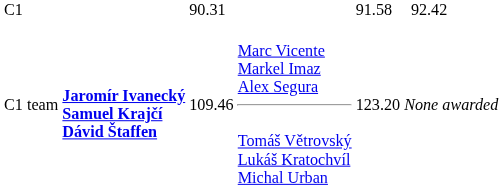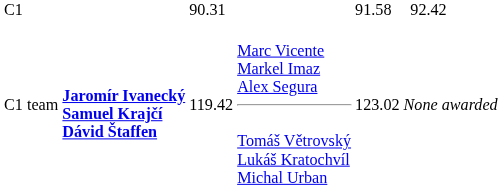(211, 105) 109.46 -> (211, 105) 119.42
(378, 105) 123.20 -> (377, 105) 123.02
